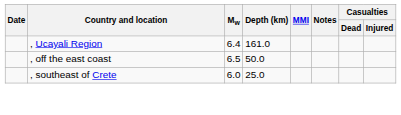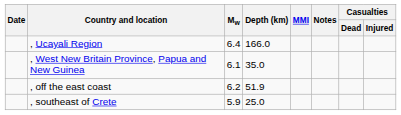(258, 43) 161.0 -> (258, 43) 166.0
+ row: (118, 65)
(234, 59) 6.5 -> (234, 86) 6.2
(255, 59) 50.0 -> (255, 86) 51.9
(234, 75) 6.0 -> (234, 102) 5.9
